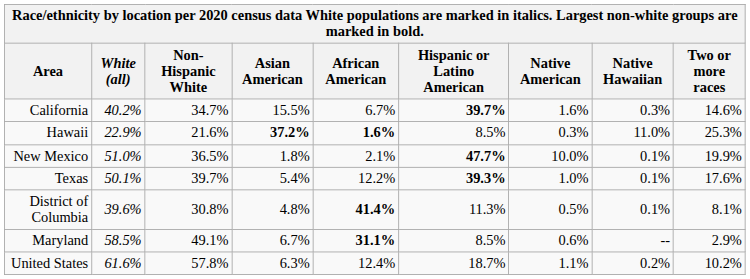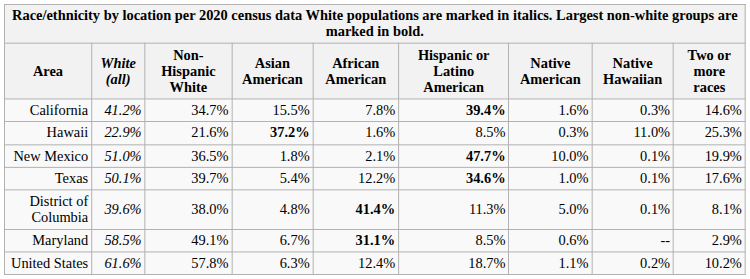(123, 110) 40.2% -> (123, 110) 41.2%
(380, 110) 6.7% -> (380, 110) 7.8%
(486, 110) 39.7% -> (486, 110) 39.4%
(379, 133) bold -> (380, 133) normal
(486, 178) 39.3% -> (486, 178) 34.6%
(210, 209) 30.8% -> (210, 209) 38.0%
(573, 209) 0.5% -> (573, 209) 5.0%
